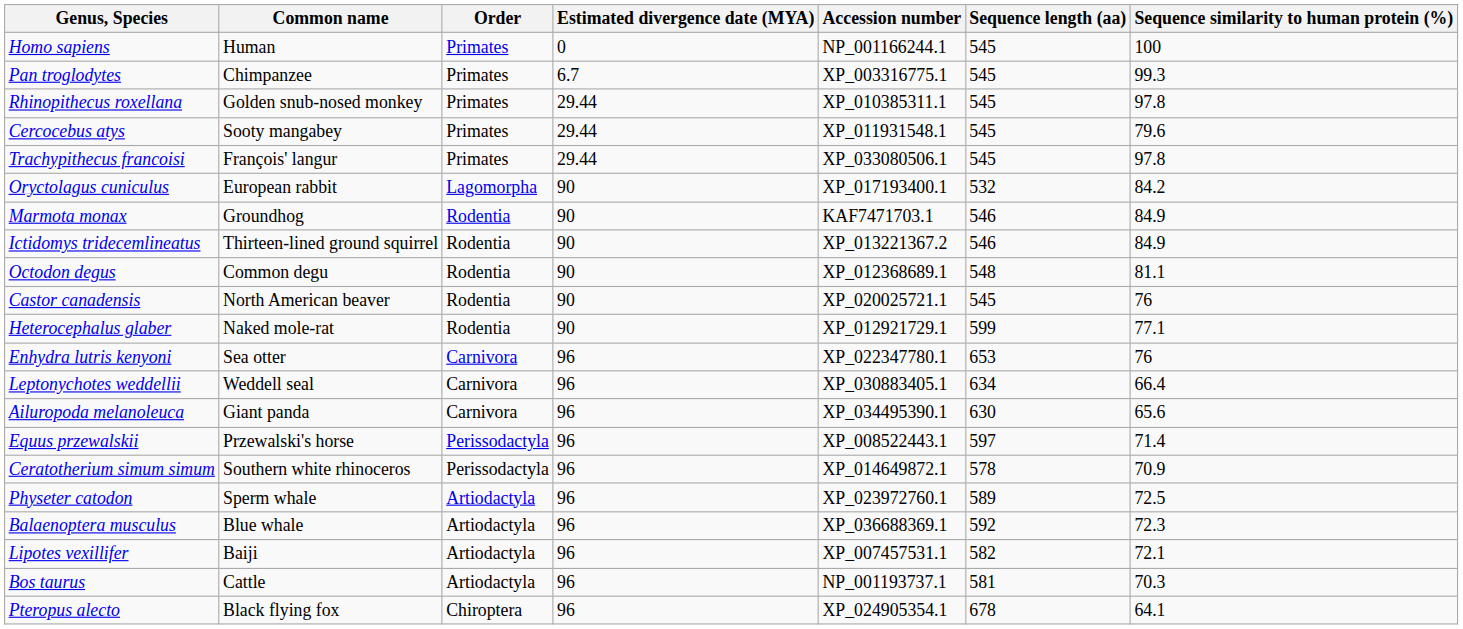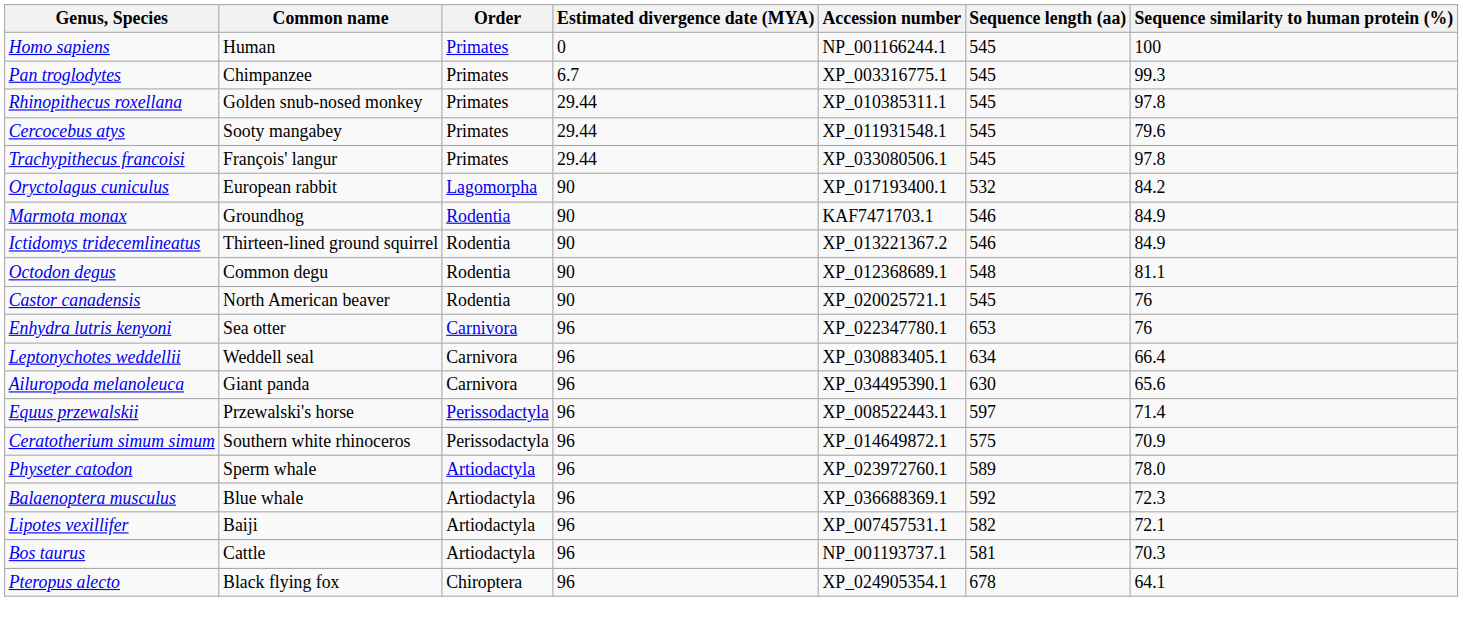- row: (90, 328)
(983, 469) 578 -> (983, 441) 575
(1150, 497) 72.5 -> (1150, 469) 78.0
